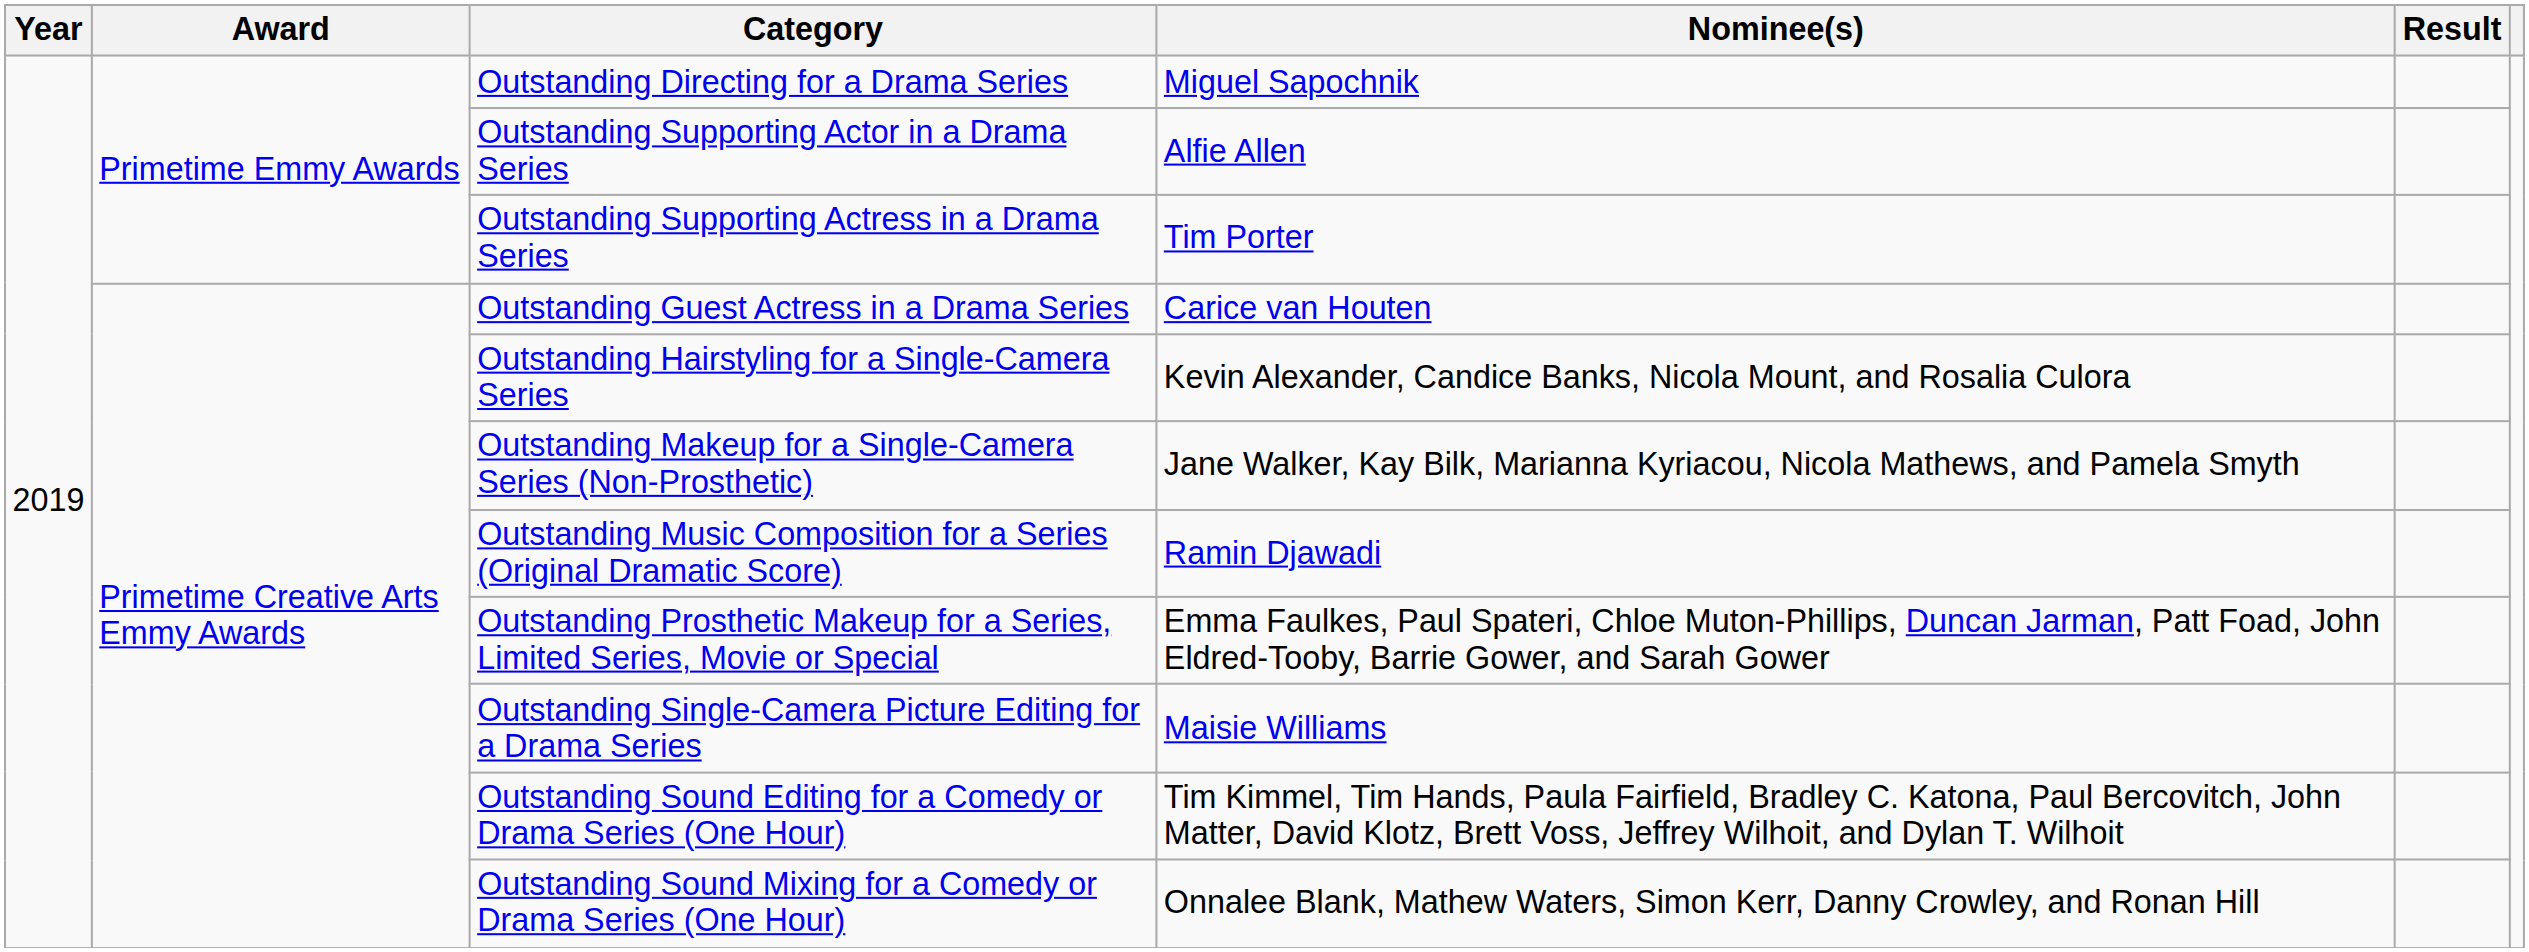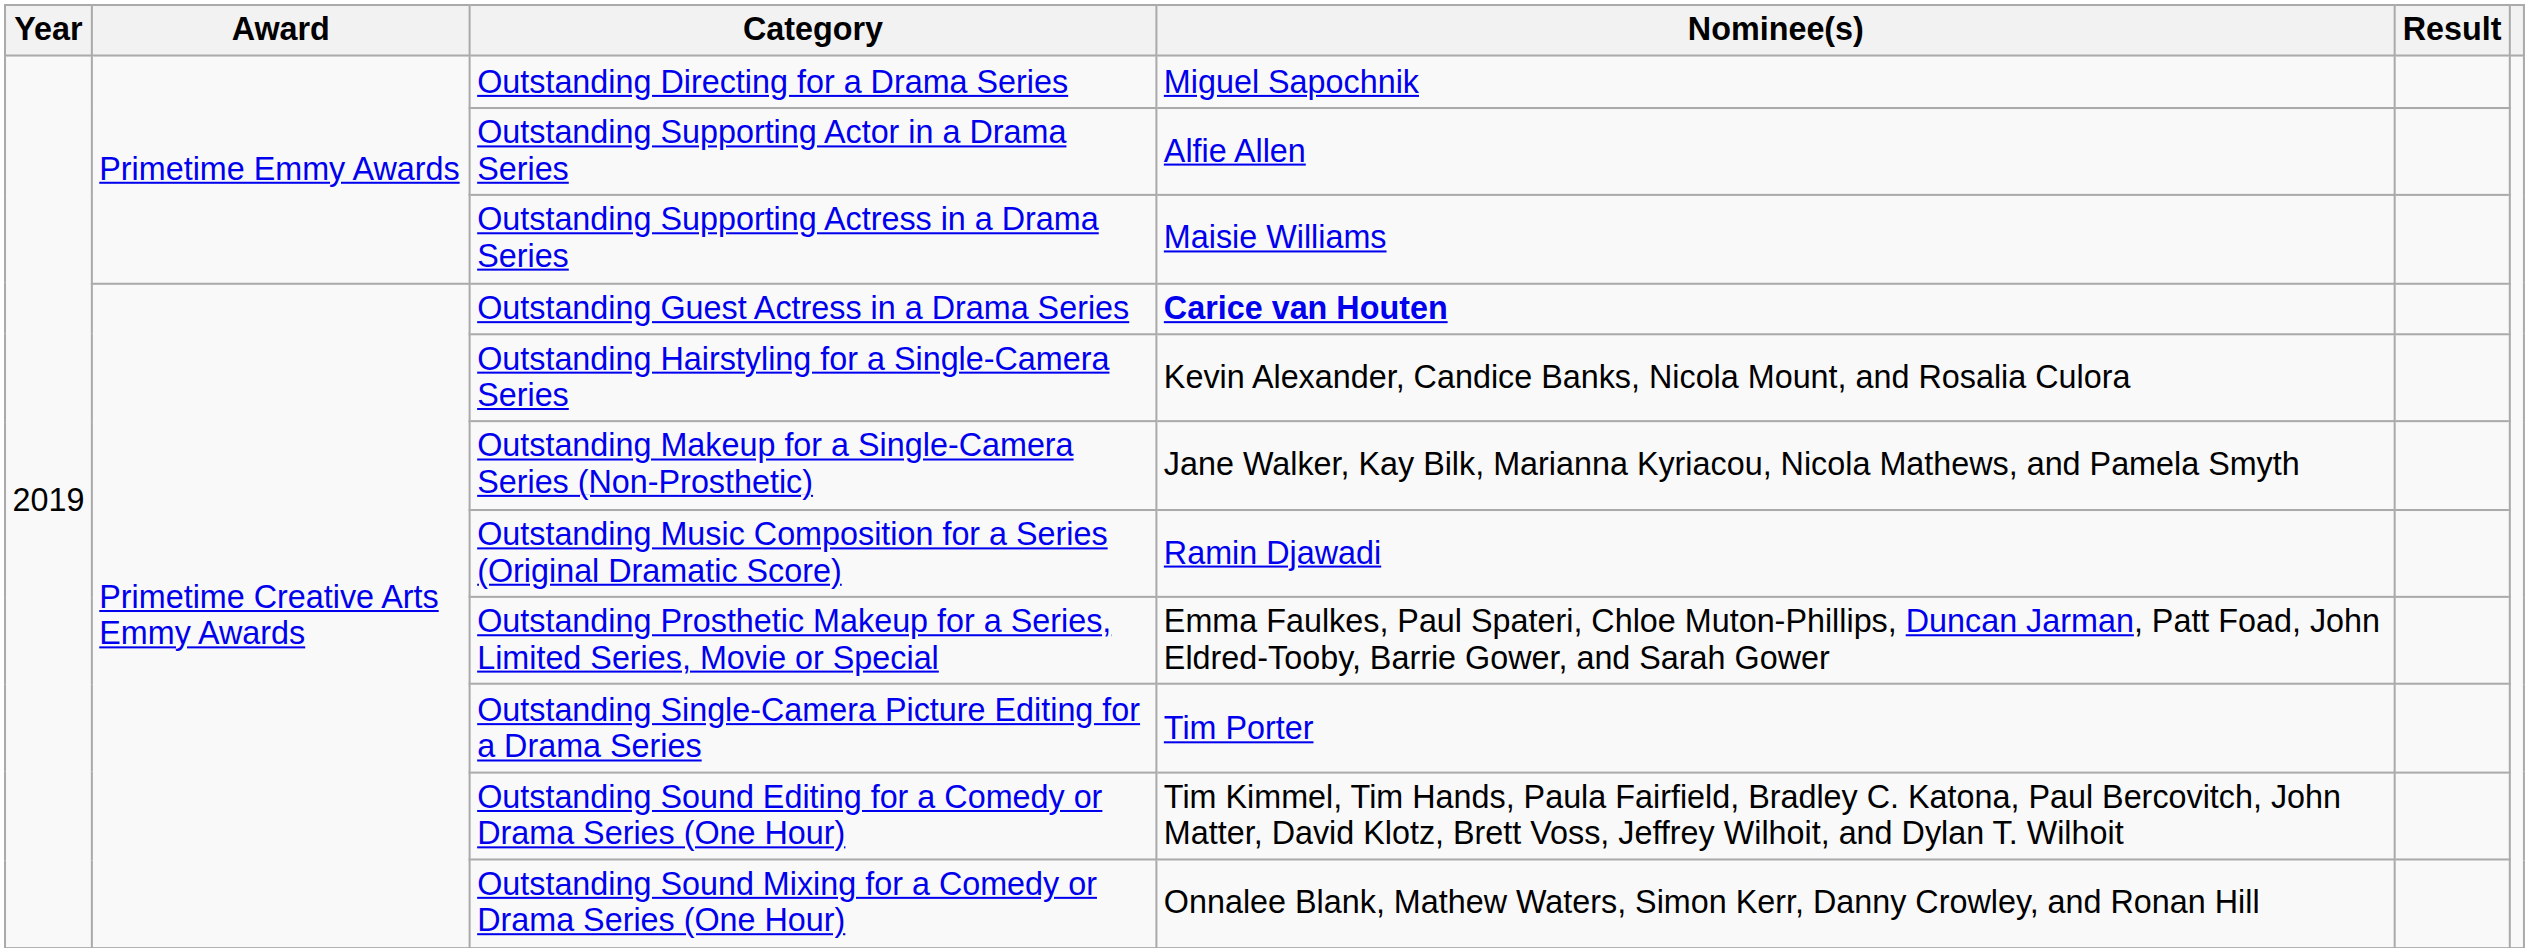(1239, 238) Tim Porter -> (1275, 238) Maisie Williams
(1298, 307) normal -> (1306, 307) bold
(1275, 727) Maisie Williams -> (1239, 727) Tim Porter
